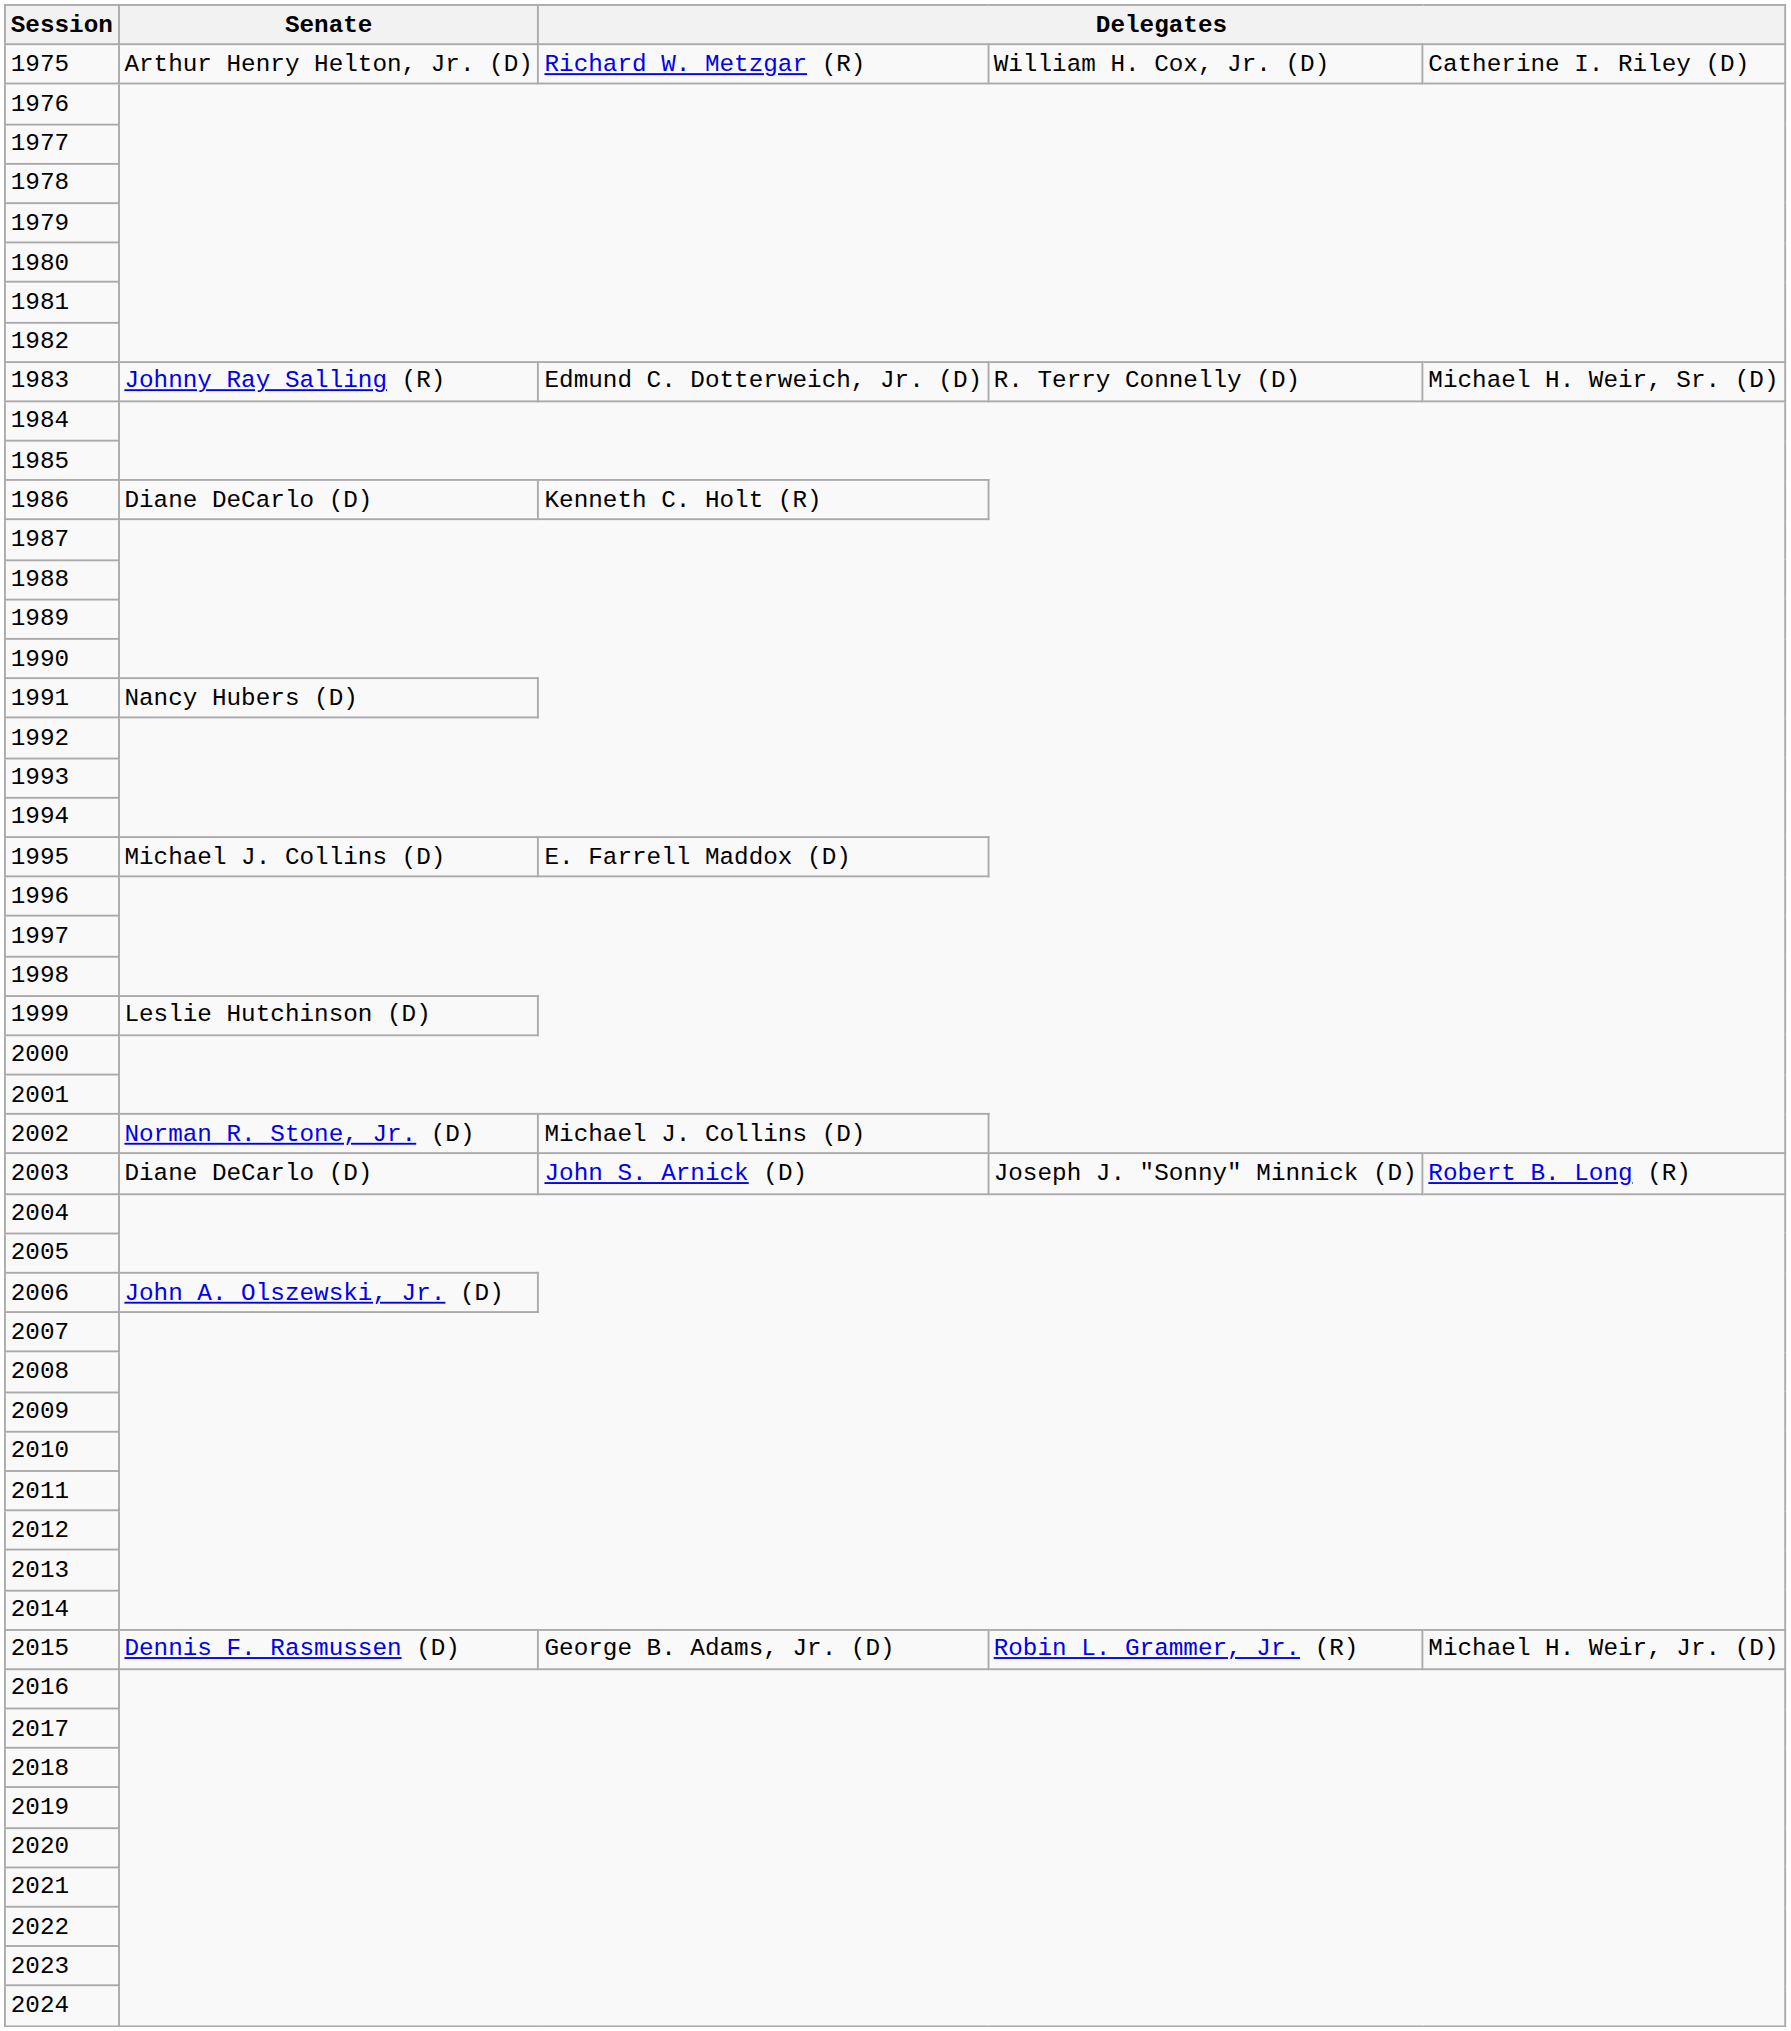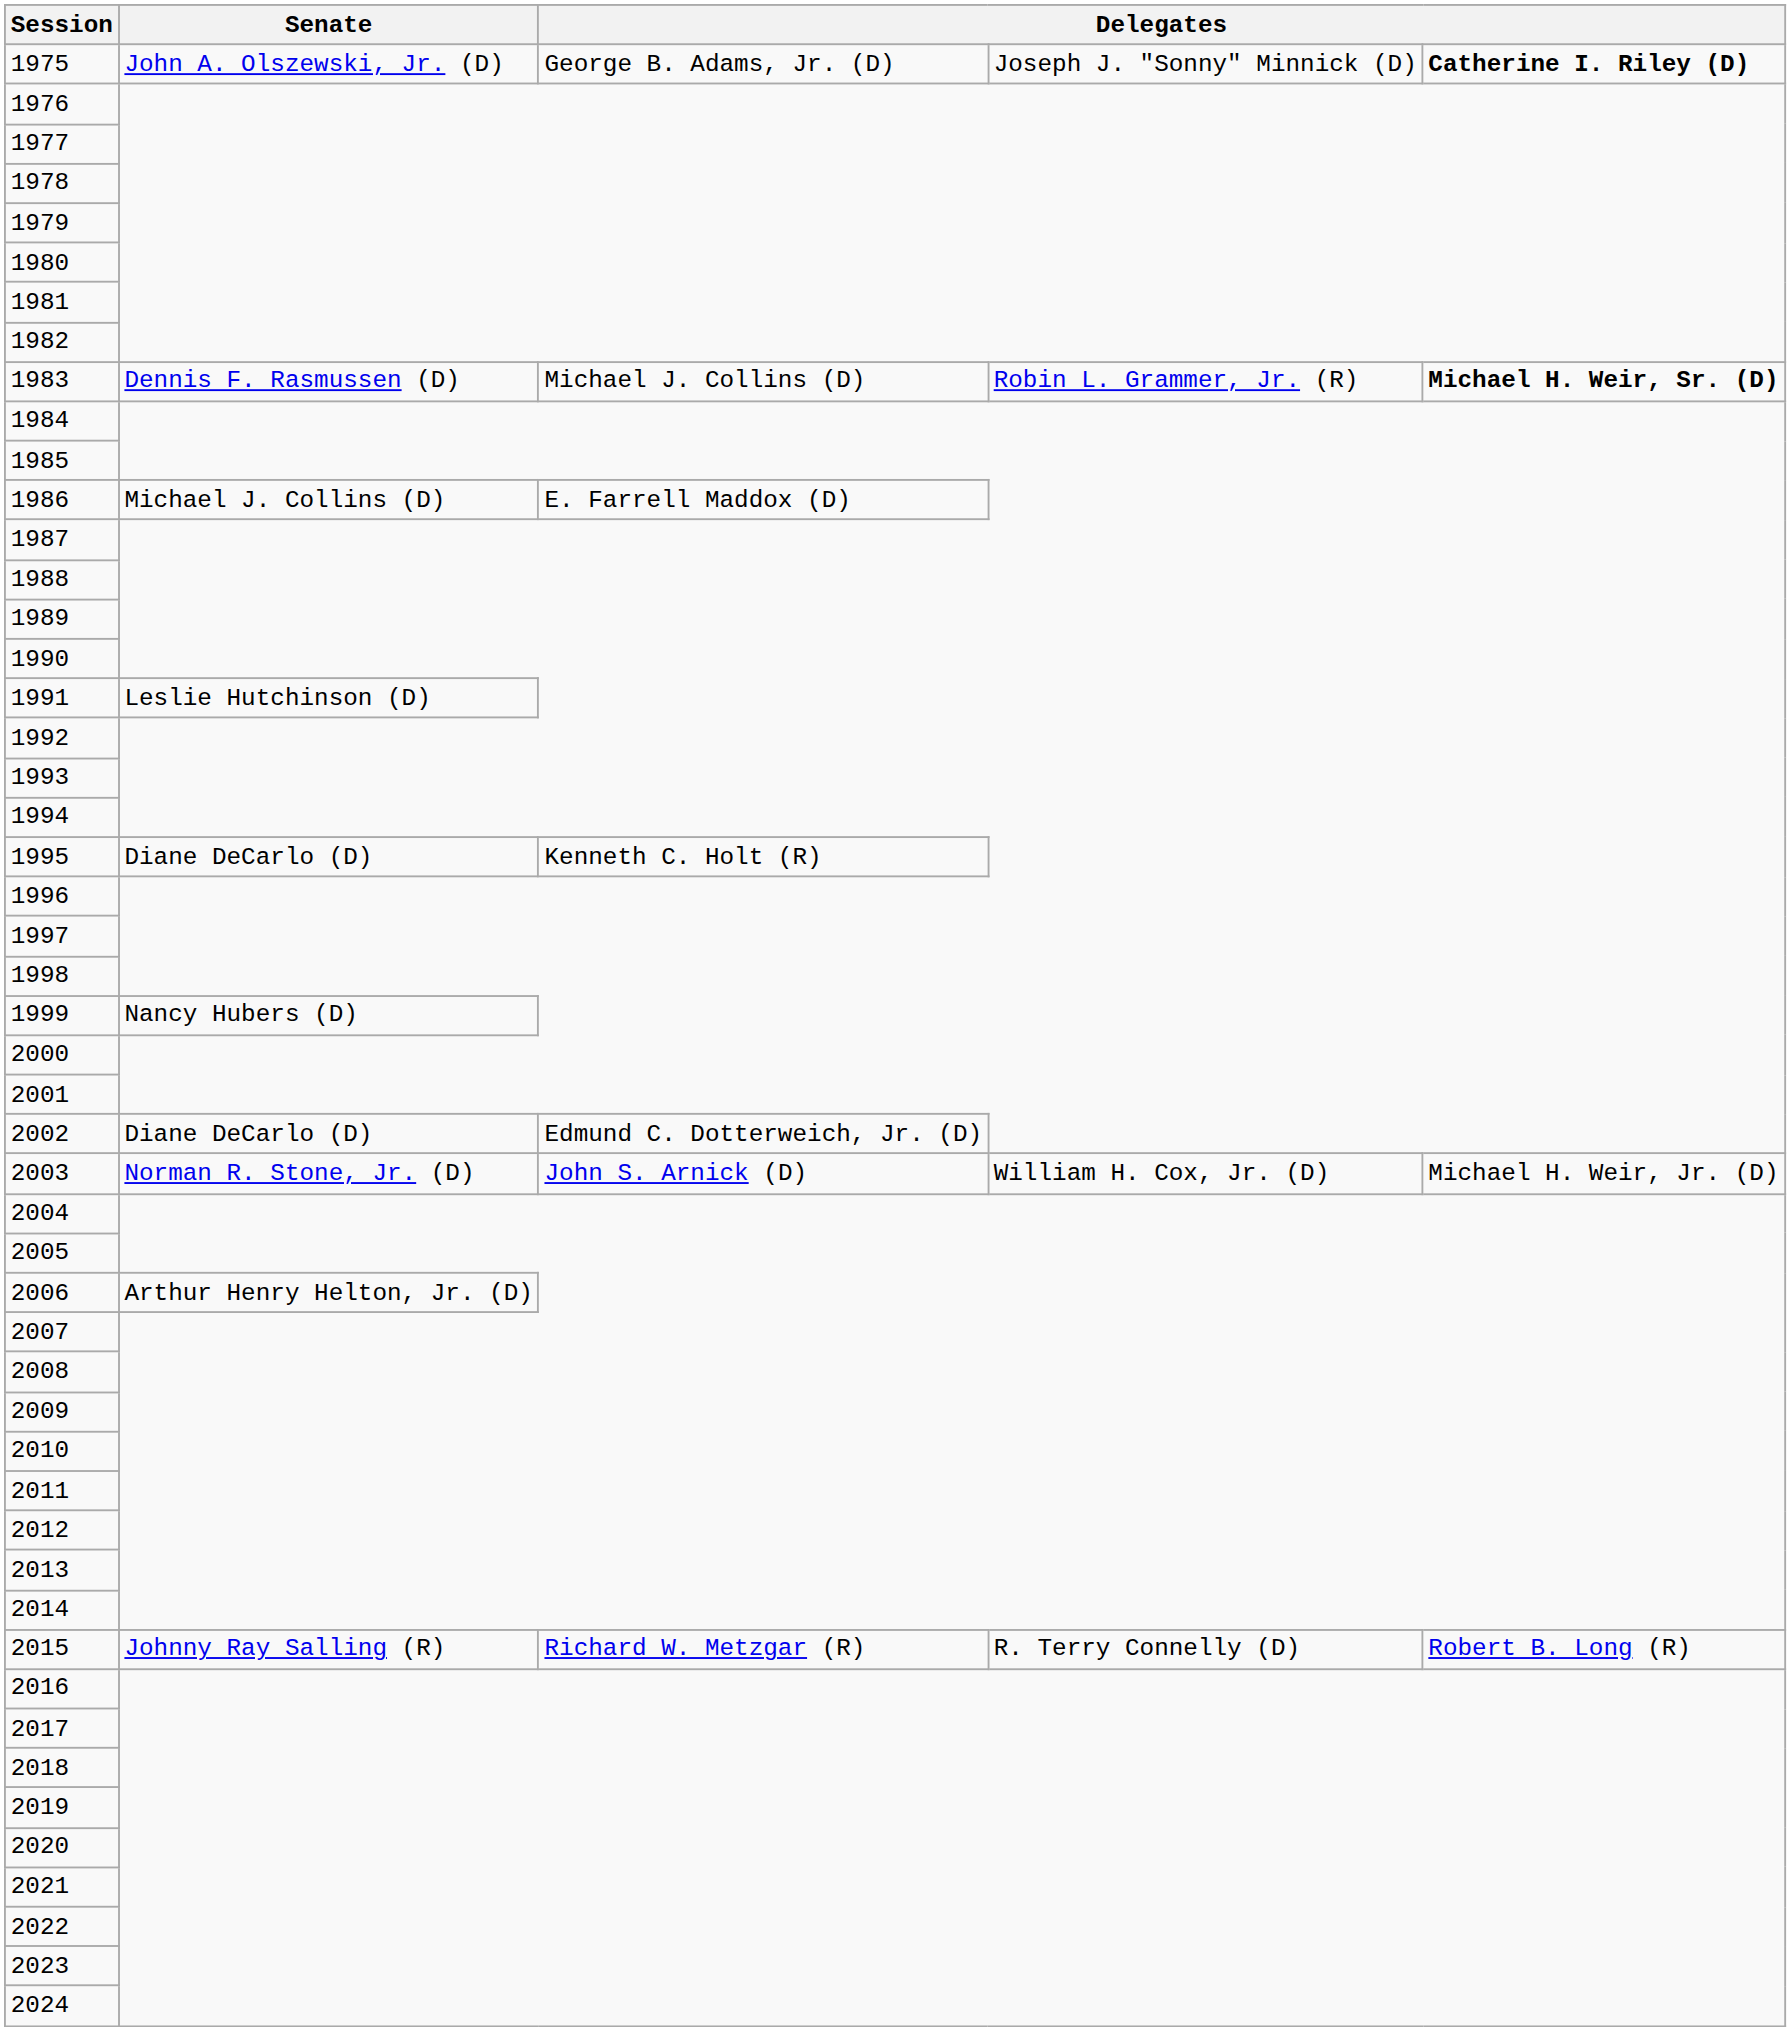(329, 64) Arthur Henry Helton, Jr. (D) -> (314, 64) John A. Olszewski, Jr. (D)
(705, 64) Richard W. Metzgar (R) -> (720, 64) George B. Adams, Jr. (D)
(1161, 64) William H. Cox, Jr. (D) -> (1205, 64) Joseph J. "Sonny" Minnick (D)
(1589, 64) normal -> (1589, 64) bold
(285, 381) Johnny Ray Salling (R) -> (292, 381) Dennis F. Rasmussen (D)
(763, 381) Edmund C. Dotterweich, Jr. (D) -> (705, 381) Michael J. Collins (D)
(1147, 381) R. Terry Connelly (D) -> (1176, 381) Robin L. Grammer, Jr. (R)
(1603, 381) normal -> (1603, 381) bold
(248, 500) Diane DeCarlo (D) -> (285, 500) Michael J. Collins (D)
(683, 500) Kenneth C. Holt (R) -> (698, 500) E. Farrell Maddox (D)
(241, 698) Nancy Hubers (D) -> (278, 698) Leslie Hutchinson (D)
(285, 857) Michael J. Collins (D) -> (248, 857) Diane DeCarlo (D)
(698, 857) E. Farrell Maddox (D) -> (683, 857) Kenneth C. Holt (R)
(278, 1015) Leslie Hutchinson (D) -> (241, 1015) Nancy Hubers (D)
(299, 1134) Norman R. Stone, Jr. (D) -> (248, 1134) Diane DeCarlo (D)
(705, 1134) Michael J. Collins (D) -> (763, 1134) Edmund C. Dotterweich, Jr. (D)
(248, 1174) Diane DeCarlo (D) -> (299, 1174) Norman R. Stone, Jr. (D)
(1205, 1174) Joseph J. "Sonny" Minnick (D) -> (1161, 1174) William H. Cox, Jr. (D)
(1560, 1174) Robert B. Long (R) -> (1603, 1174) Michael H. Weir, Jr. (D)
(314, 1293) John A. Olszewski, Jr. (D) -> (329, 1293) Arthur Henry Helton, Jr. (D)
(292, 1649) Dennis F. Rasmussen (D) -> (285, 1649) Johnny Ray Salling (R)
(720, 1649) George B. Adams, Jr. (D) -> (705, 1649) Richard W. Metzgar (R)
(1176, 1649) Robin L. Grammer, Jr. (R) -> (1147, 1649) R. Terry Connelly (D)
(1603, 1649) Michael H. Weir, Jr. (D) -> (1560, 1649) Robert B. Long (R)
